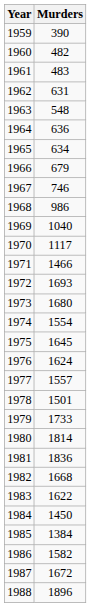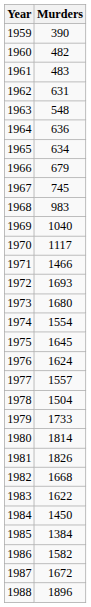(60, 187) 746 -> (60, 187) 745
(60, 206) 986 -> (60, 206) 983
(60, 399) 1501 -> (60, 399) 1504
(60, 457) 1836 -> (60, 457) 1826
